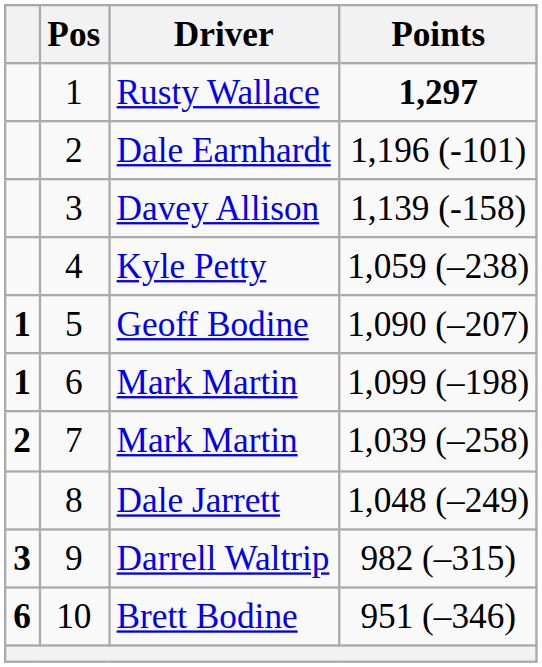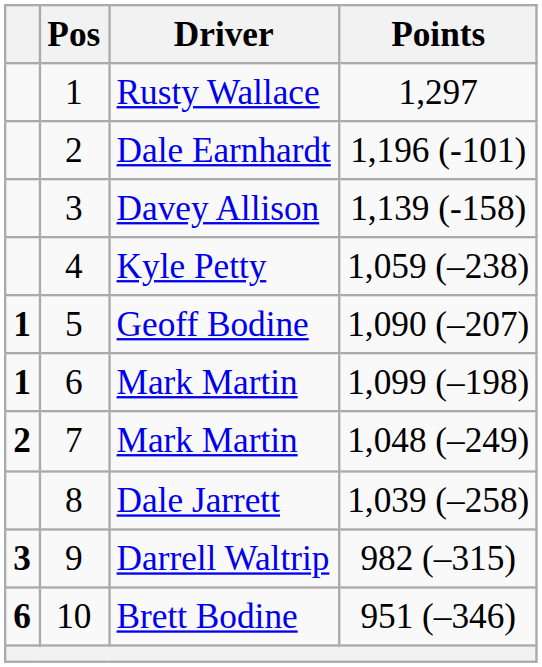(438, 91) bold -> (438, 91) normal
(438, 440) 1,039 (–258) -> (438, 440) 1,048 (–249)
(438, 498) 1,048 (–249) -> (438, 498) 1,039 (–258)
